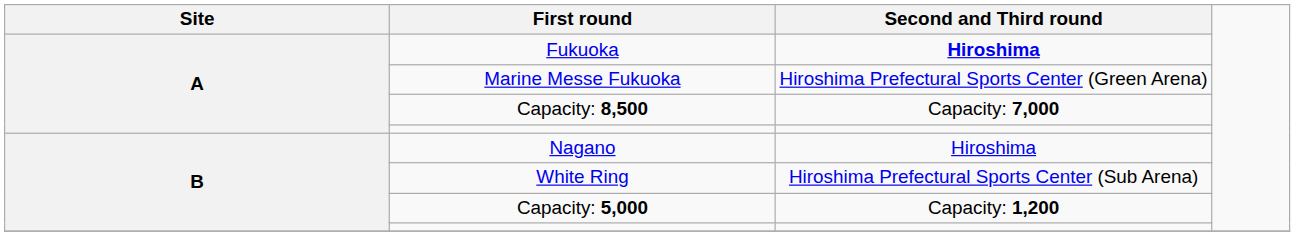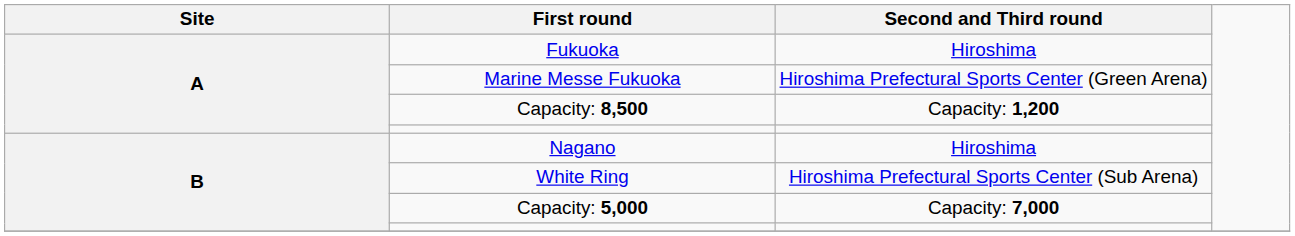(994, 49) bold -> (994, 49) normal
(994, 109) Capacity: 7,000 -> (994, 109) Capacity: 1,200
(994, 207) Capacity: 1,200 -> (994, 207) Capacity: 7,000
